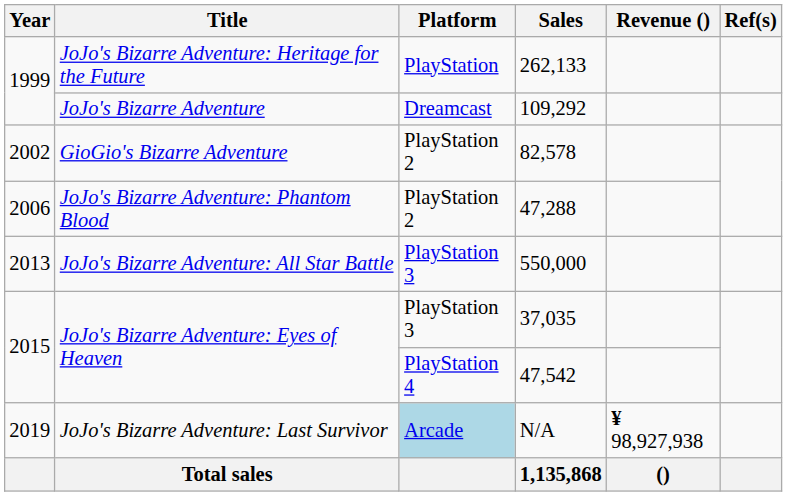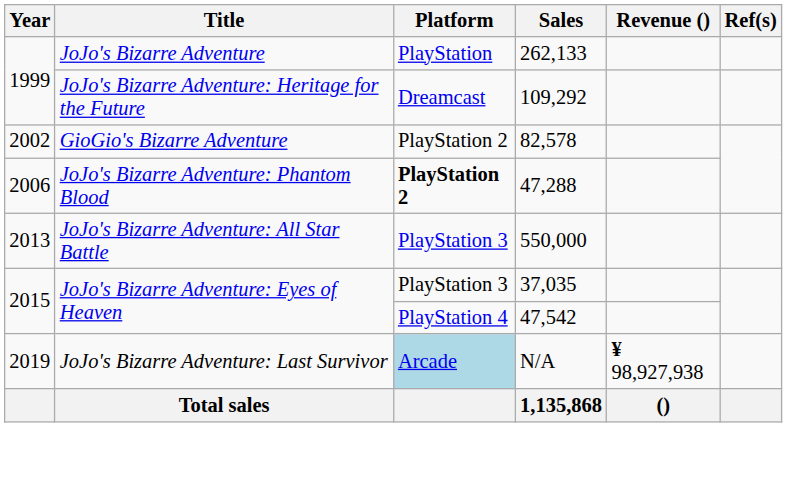(219, 64) JoJo's Bizarre Adventure: Heritage for the Future -> (162, 53) JoJo's Bizarre Adventure
(162, 108) JoJo's Bizarre Adventure -> (219, 97) JoJo's Bizarre Adventure: Heritage for the Future
(451, 208) normal -> (449, 185) bold
